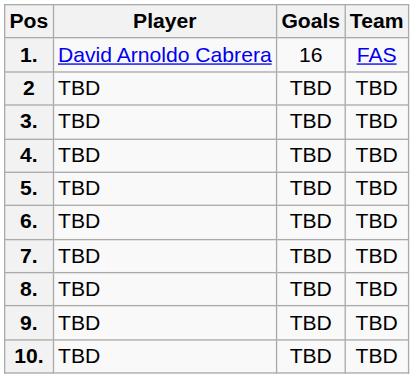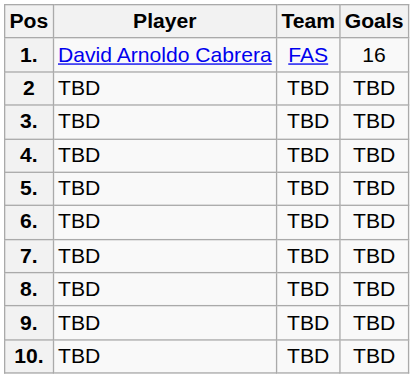columns swapped: (377, 21) <-> (311, 21)
